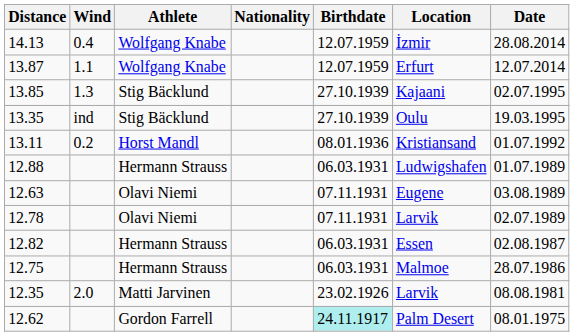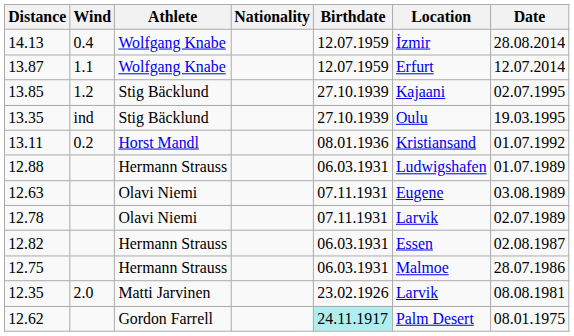(83, 92) 1.3 -> (83, 92) 1.2
